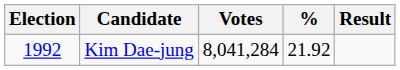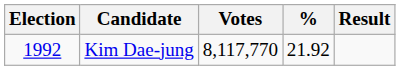(241, 49) 8,041,284 -> (240, 49) 8,117,770
